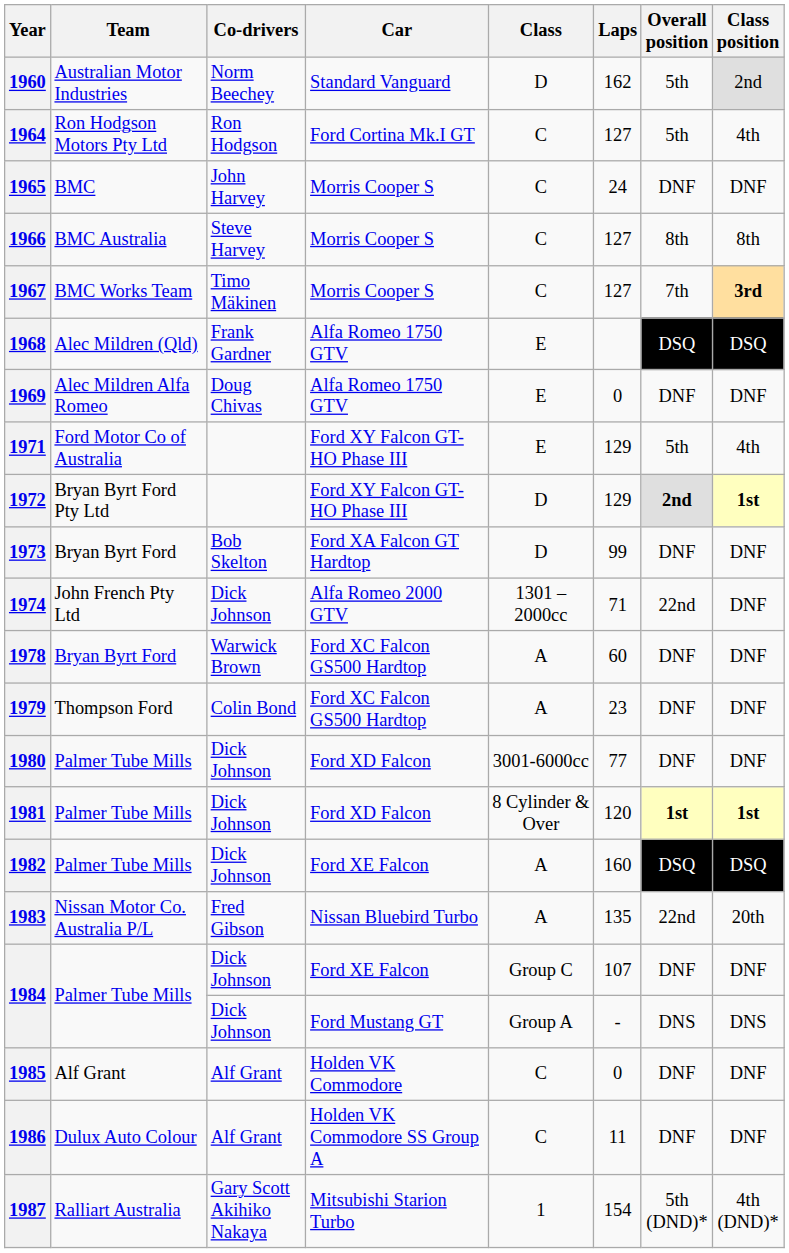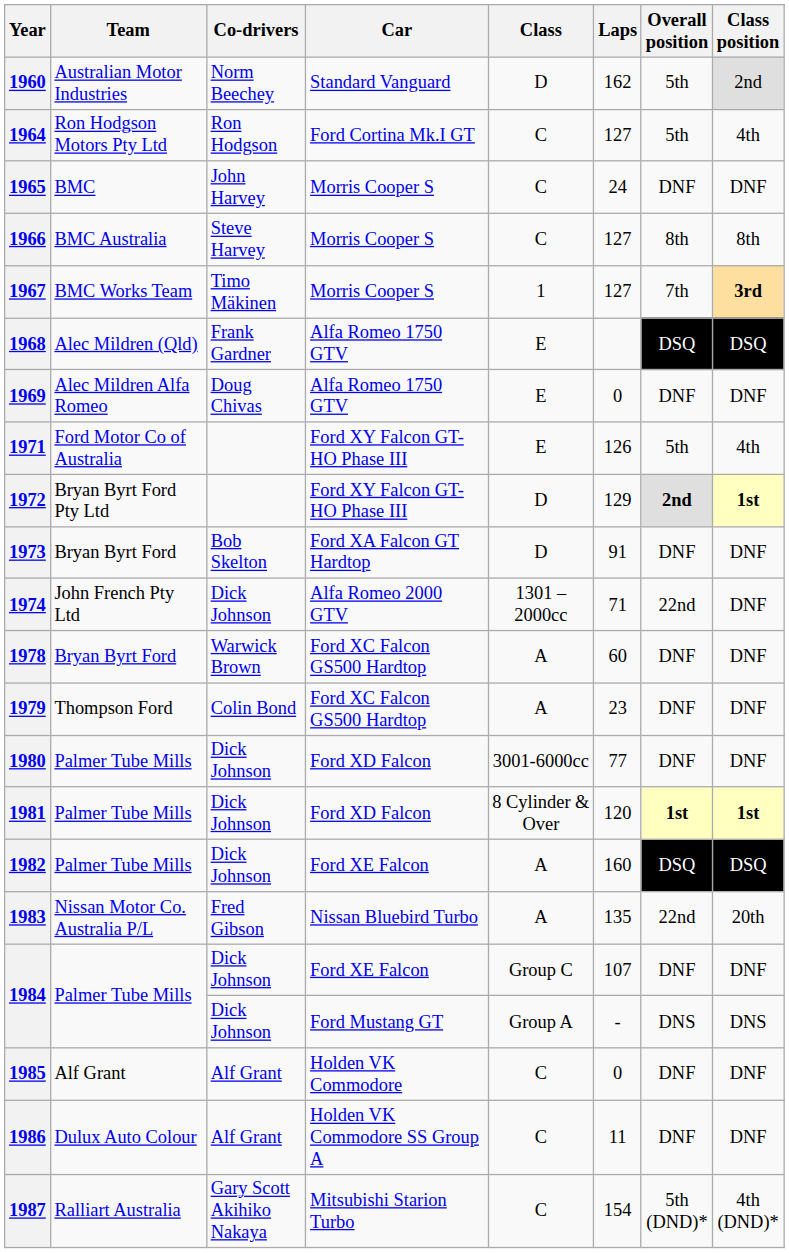(541, 291) C -> (541, 291) 1
(618, 448) 129 -> (618, 448) 126
(618, 552) 99 -> (618, 552) 91
(541, 1211) 1 -> (541, 1211) C
